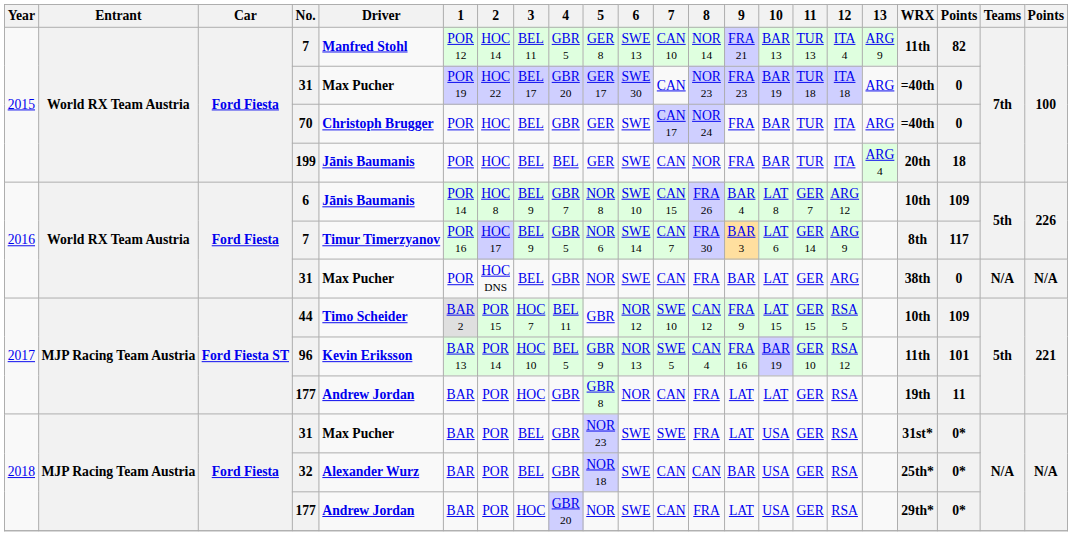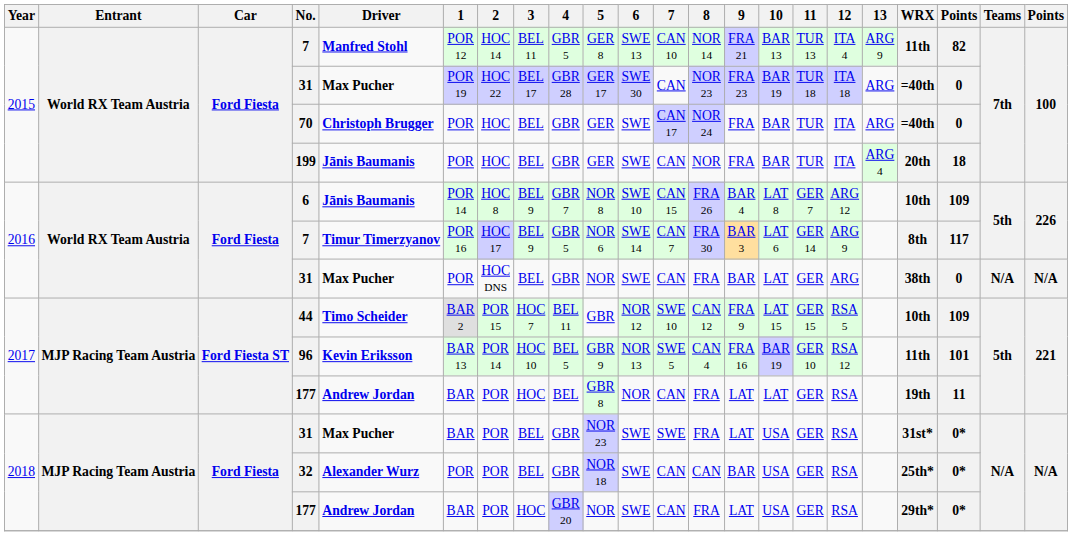(566, 85) GBR 20 -> (566, 85) GBR 28
(566, 162) BEL -> (566, 162) GBR
(566, 395) GBR -> (566, 395) BEL
(461, 472) BAR -> (461, 472) POR
